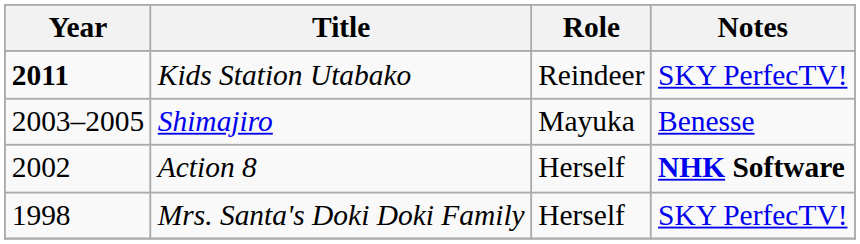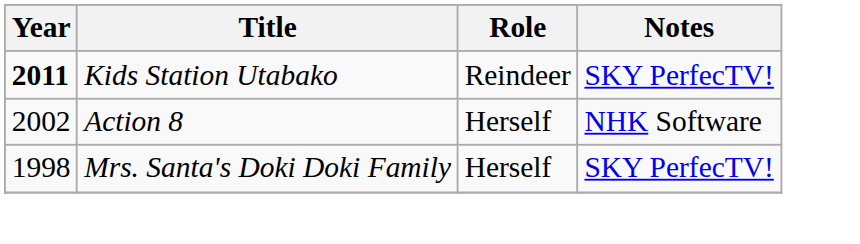- row: (215, 121)
(751, 167) bold -> (673, 121) normal
